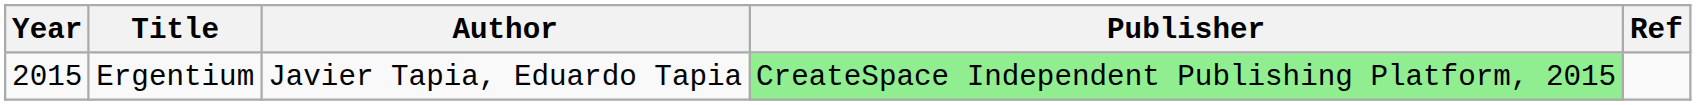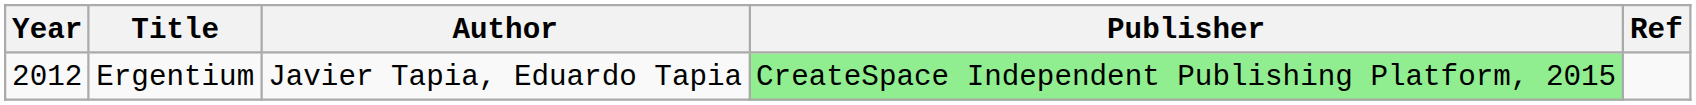(47, 77) 2015 -> (47, 77) 2012
